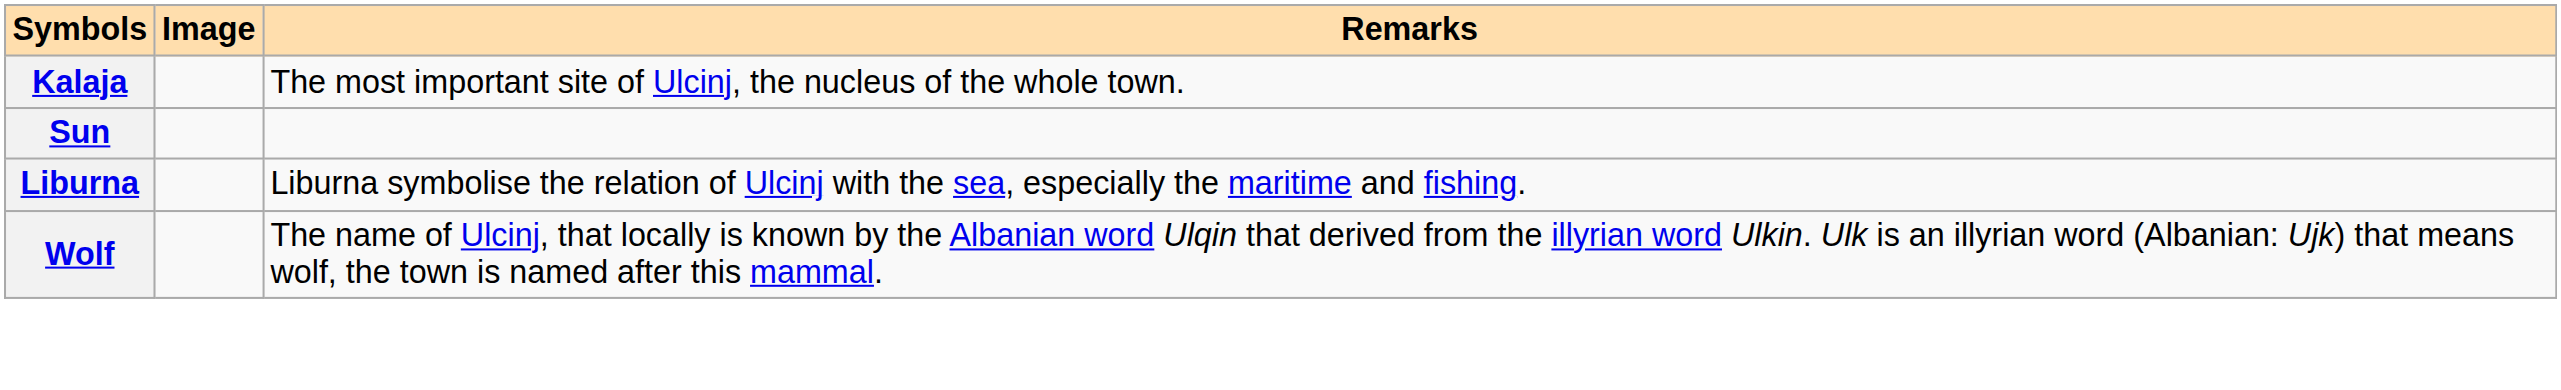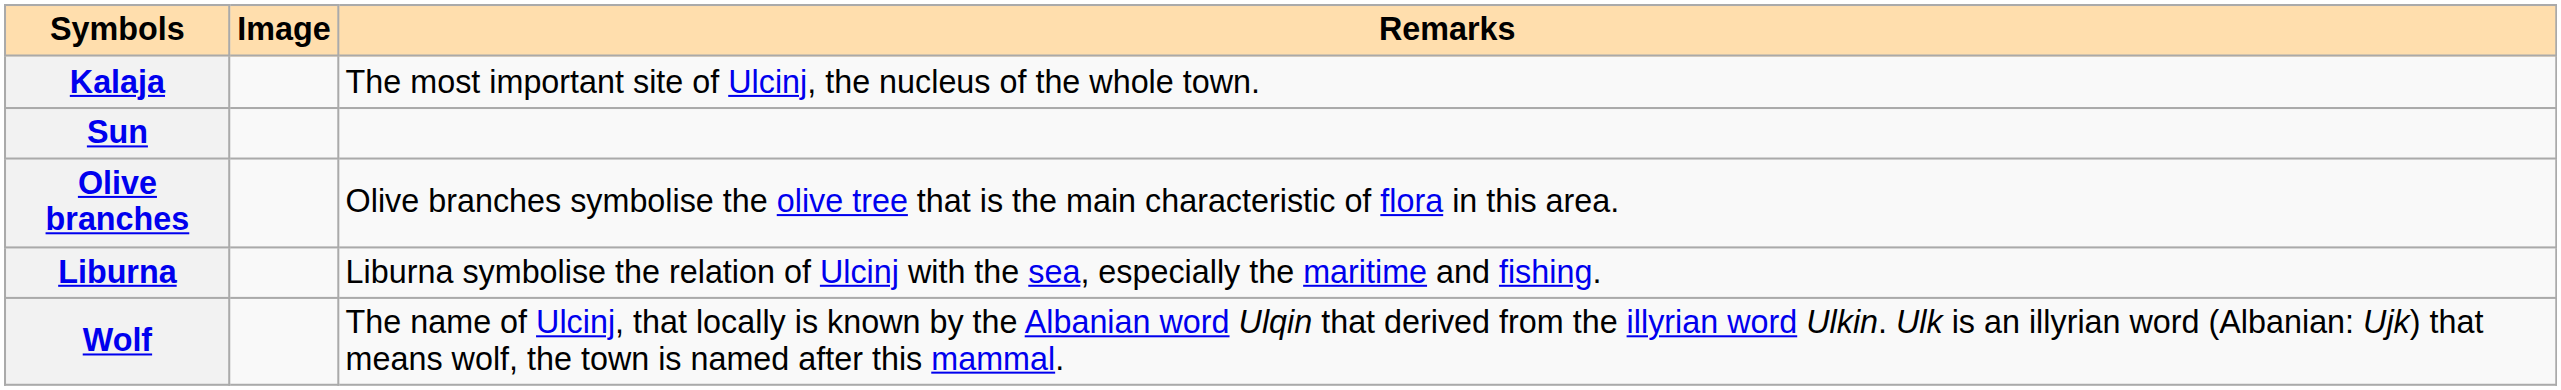+ row: (117, 202)
